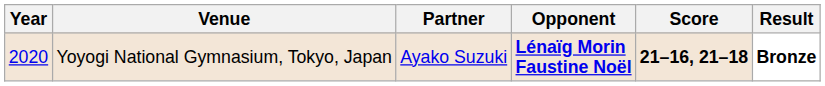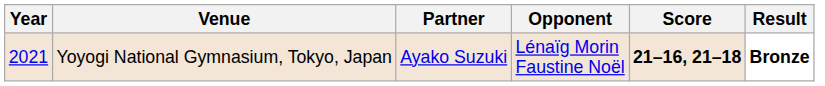(28, 57) 2020 -> (28, 57) 2021
(574, 57) bold -> (570, 57) normal
